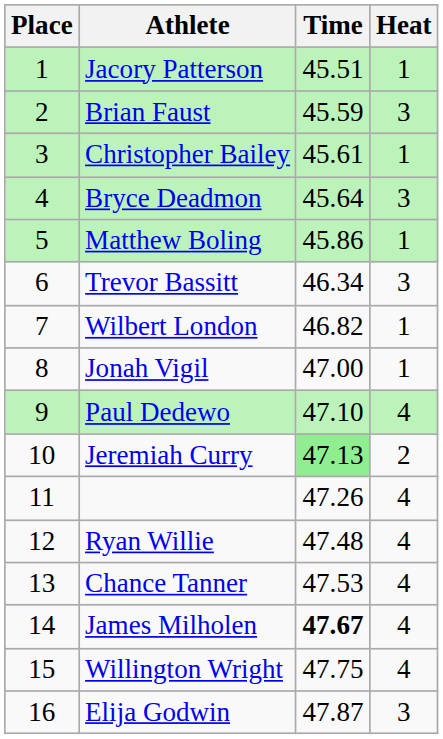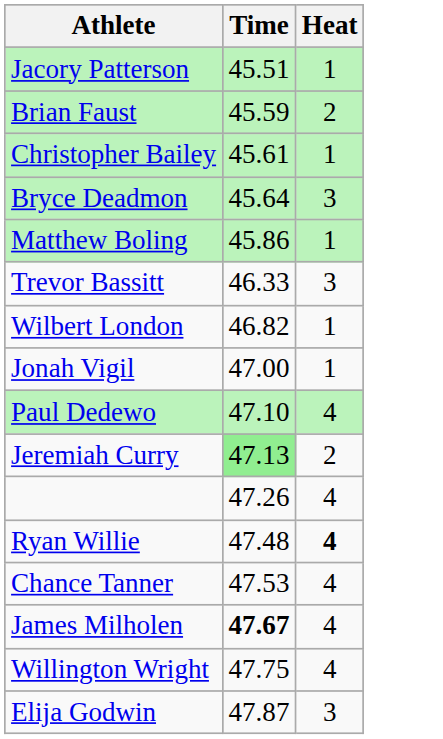- column: (42, 25)
(404, 111) 3 -> (330, 111) 2
(333, 283) 46.34 -> (259, 283) 46.33
(404, 540) normal -> (330, 540) bold
